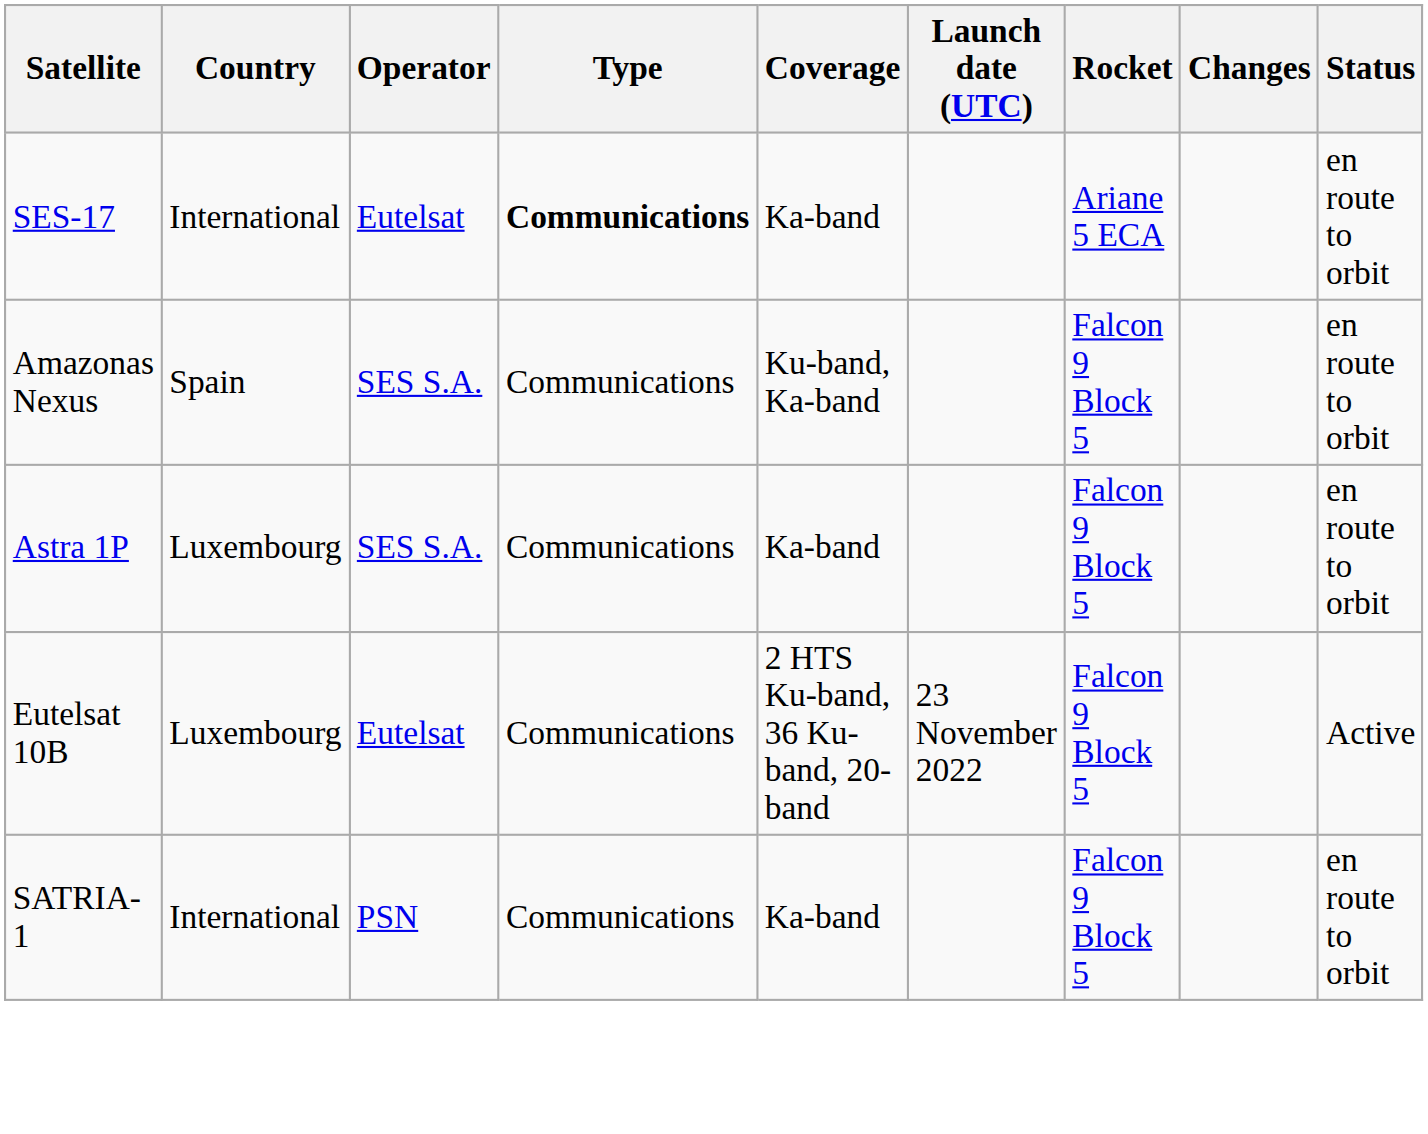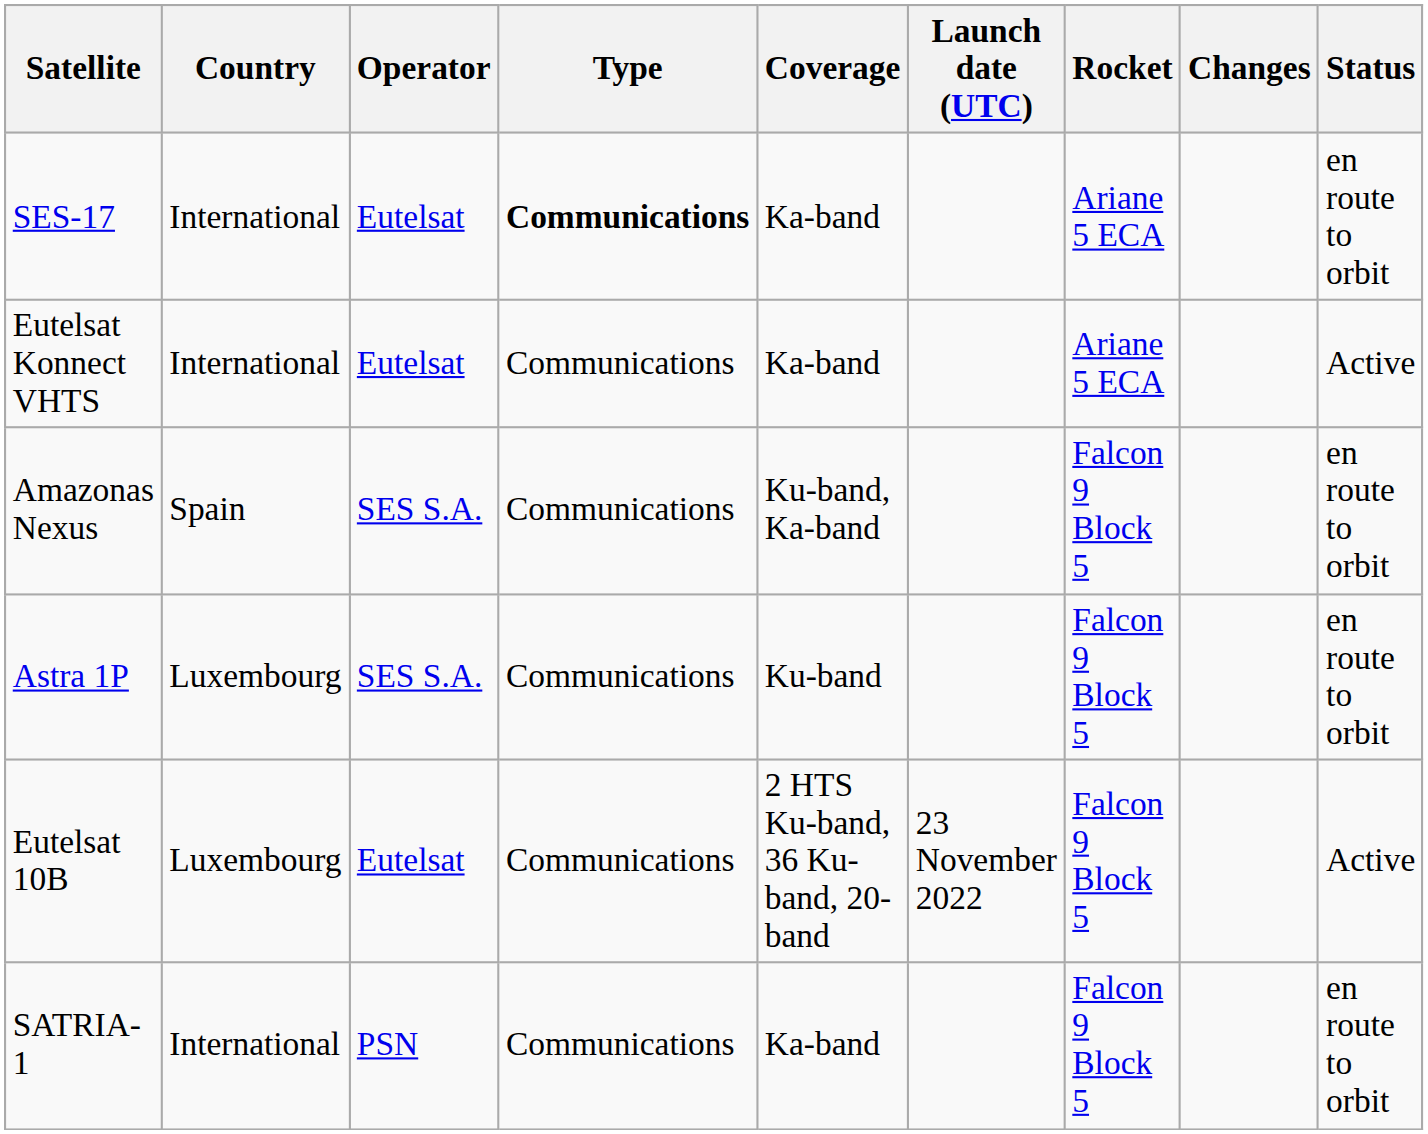+ row: (69, 362)
(822, 547) Ka-band -> (823, 675) Ku-band
